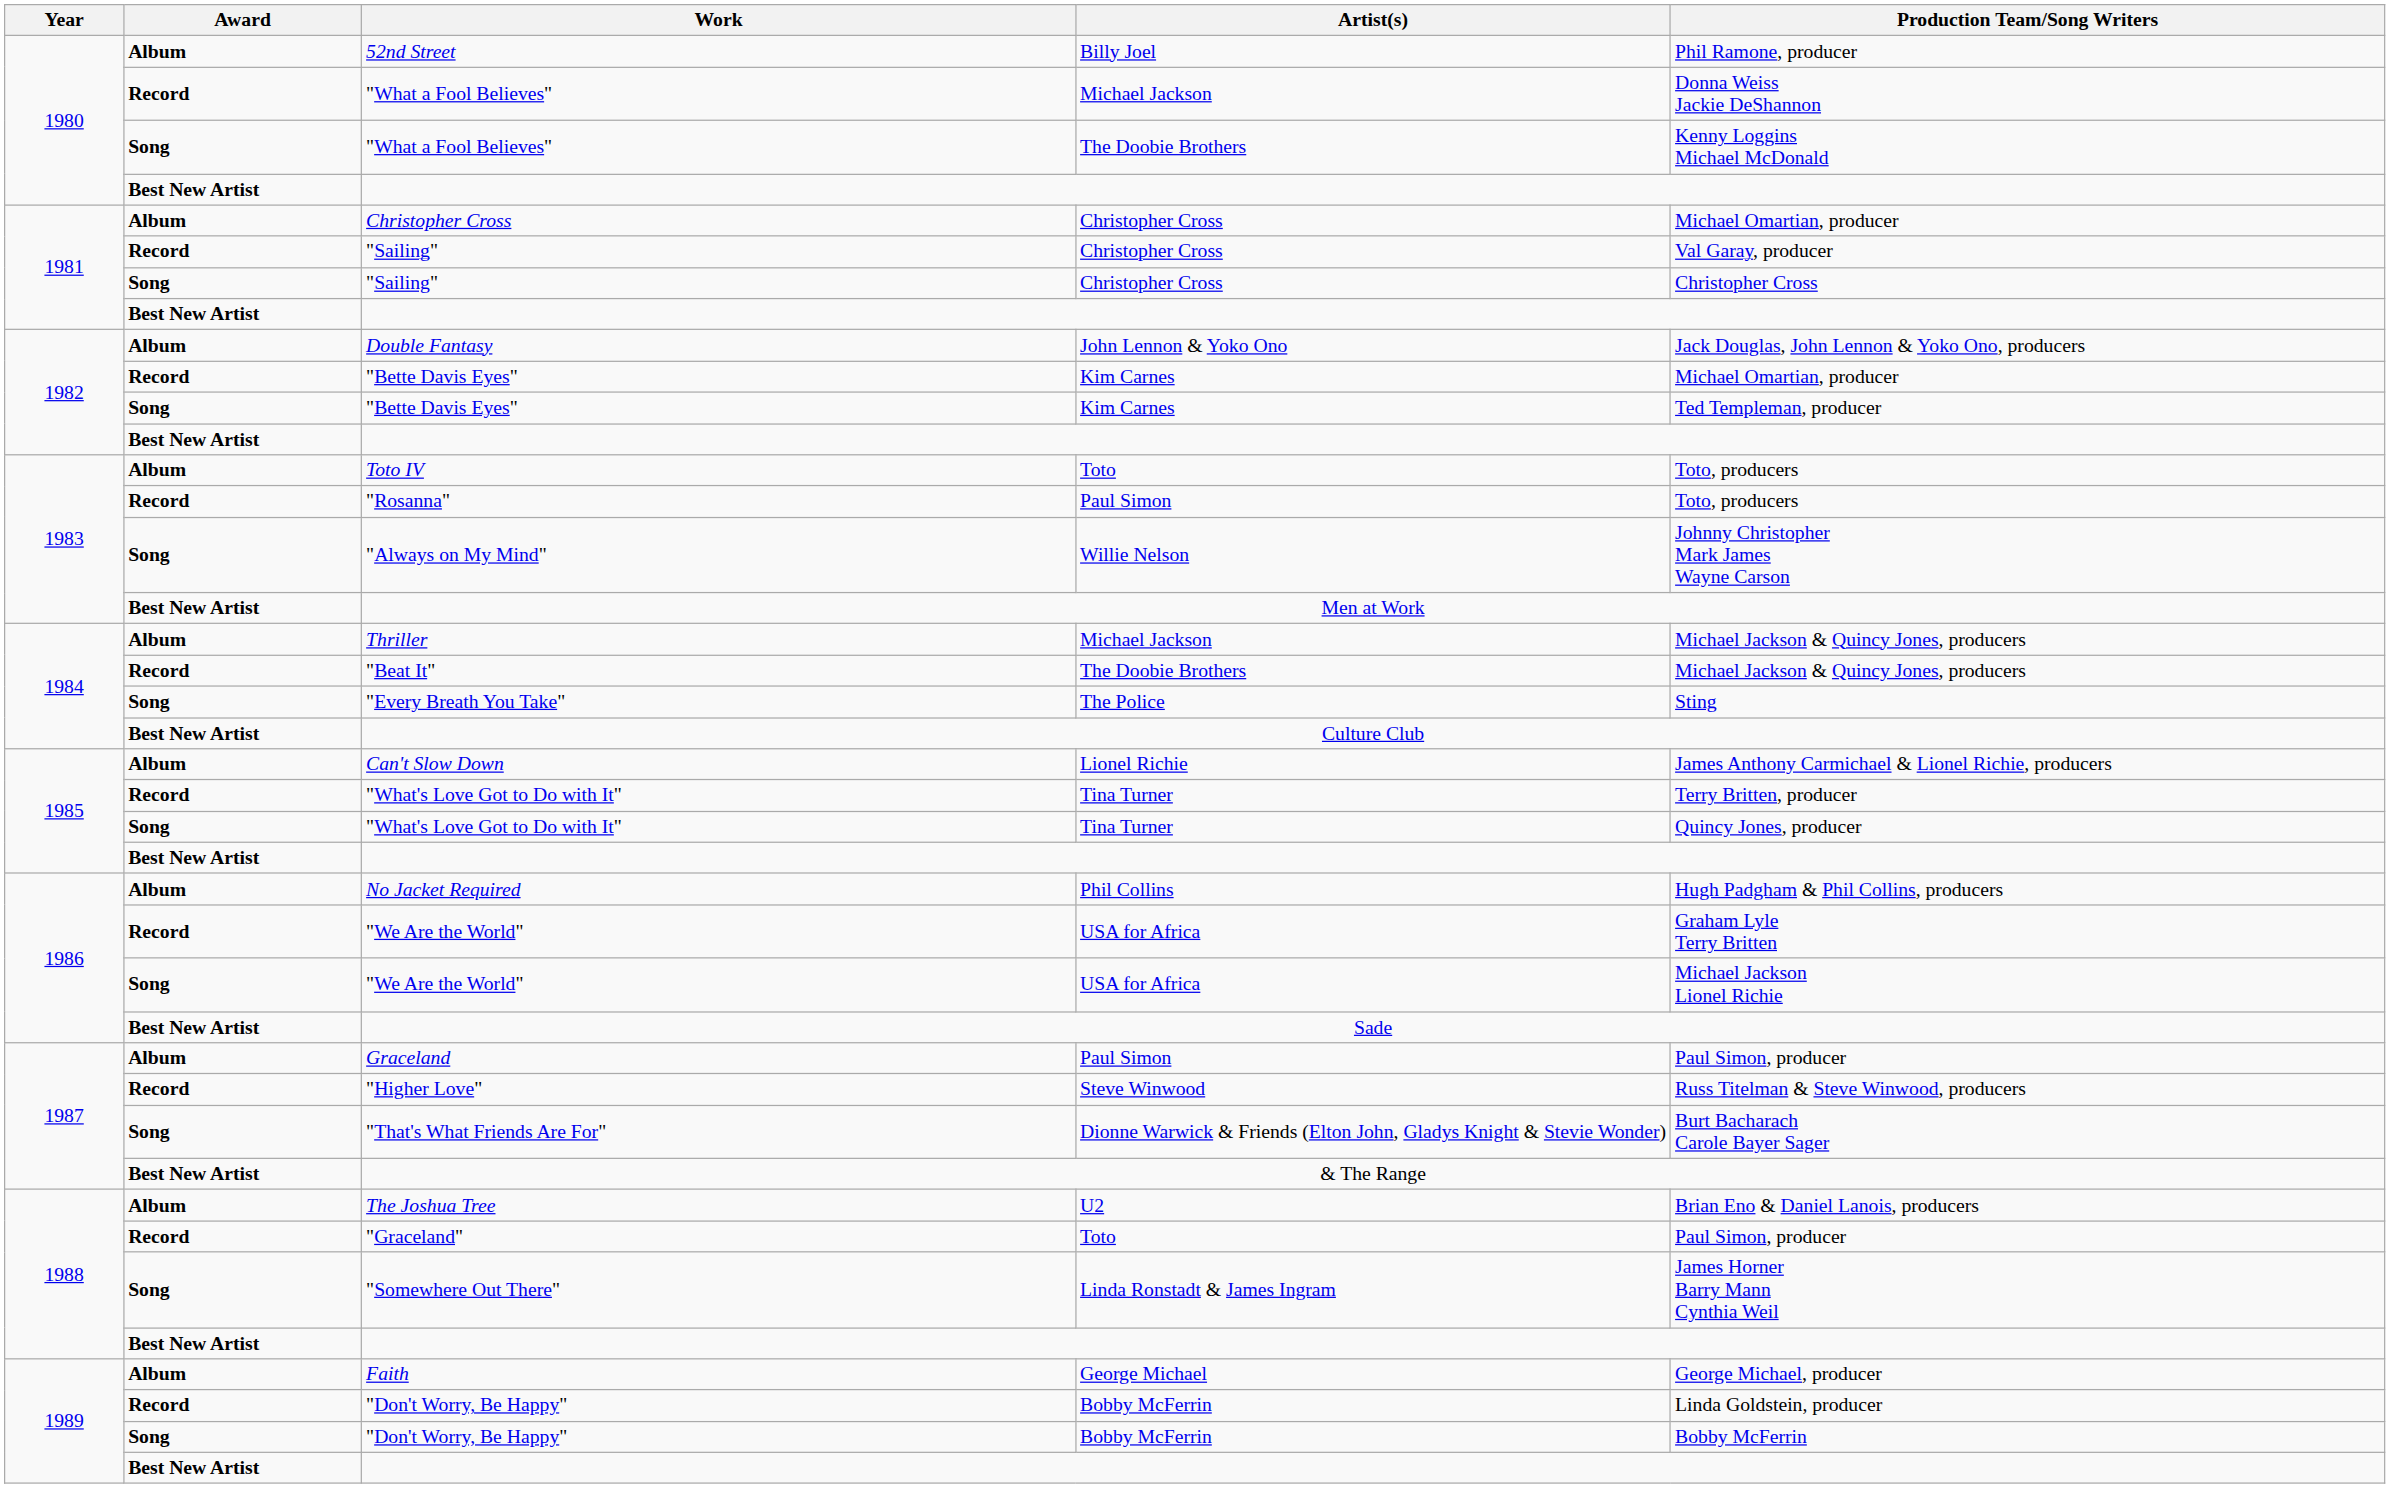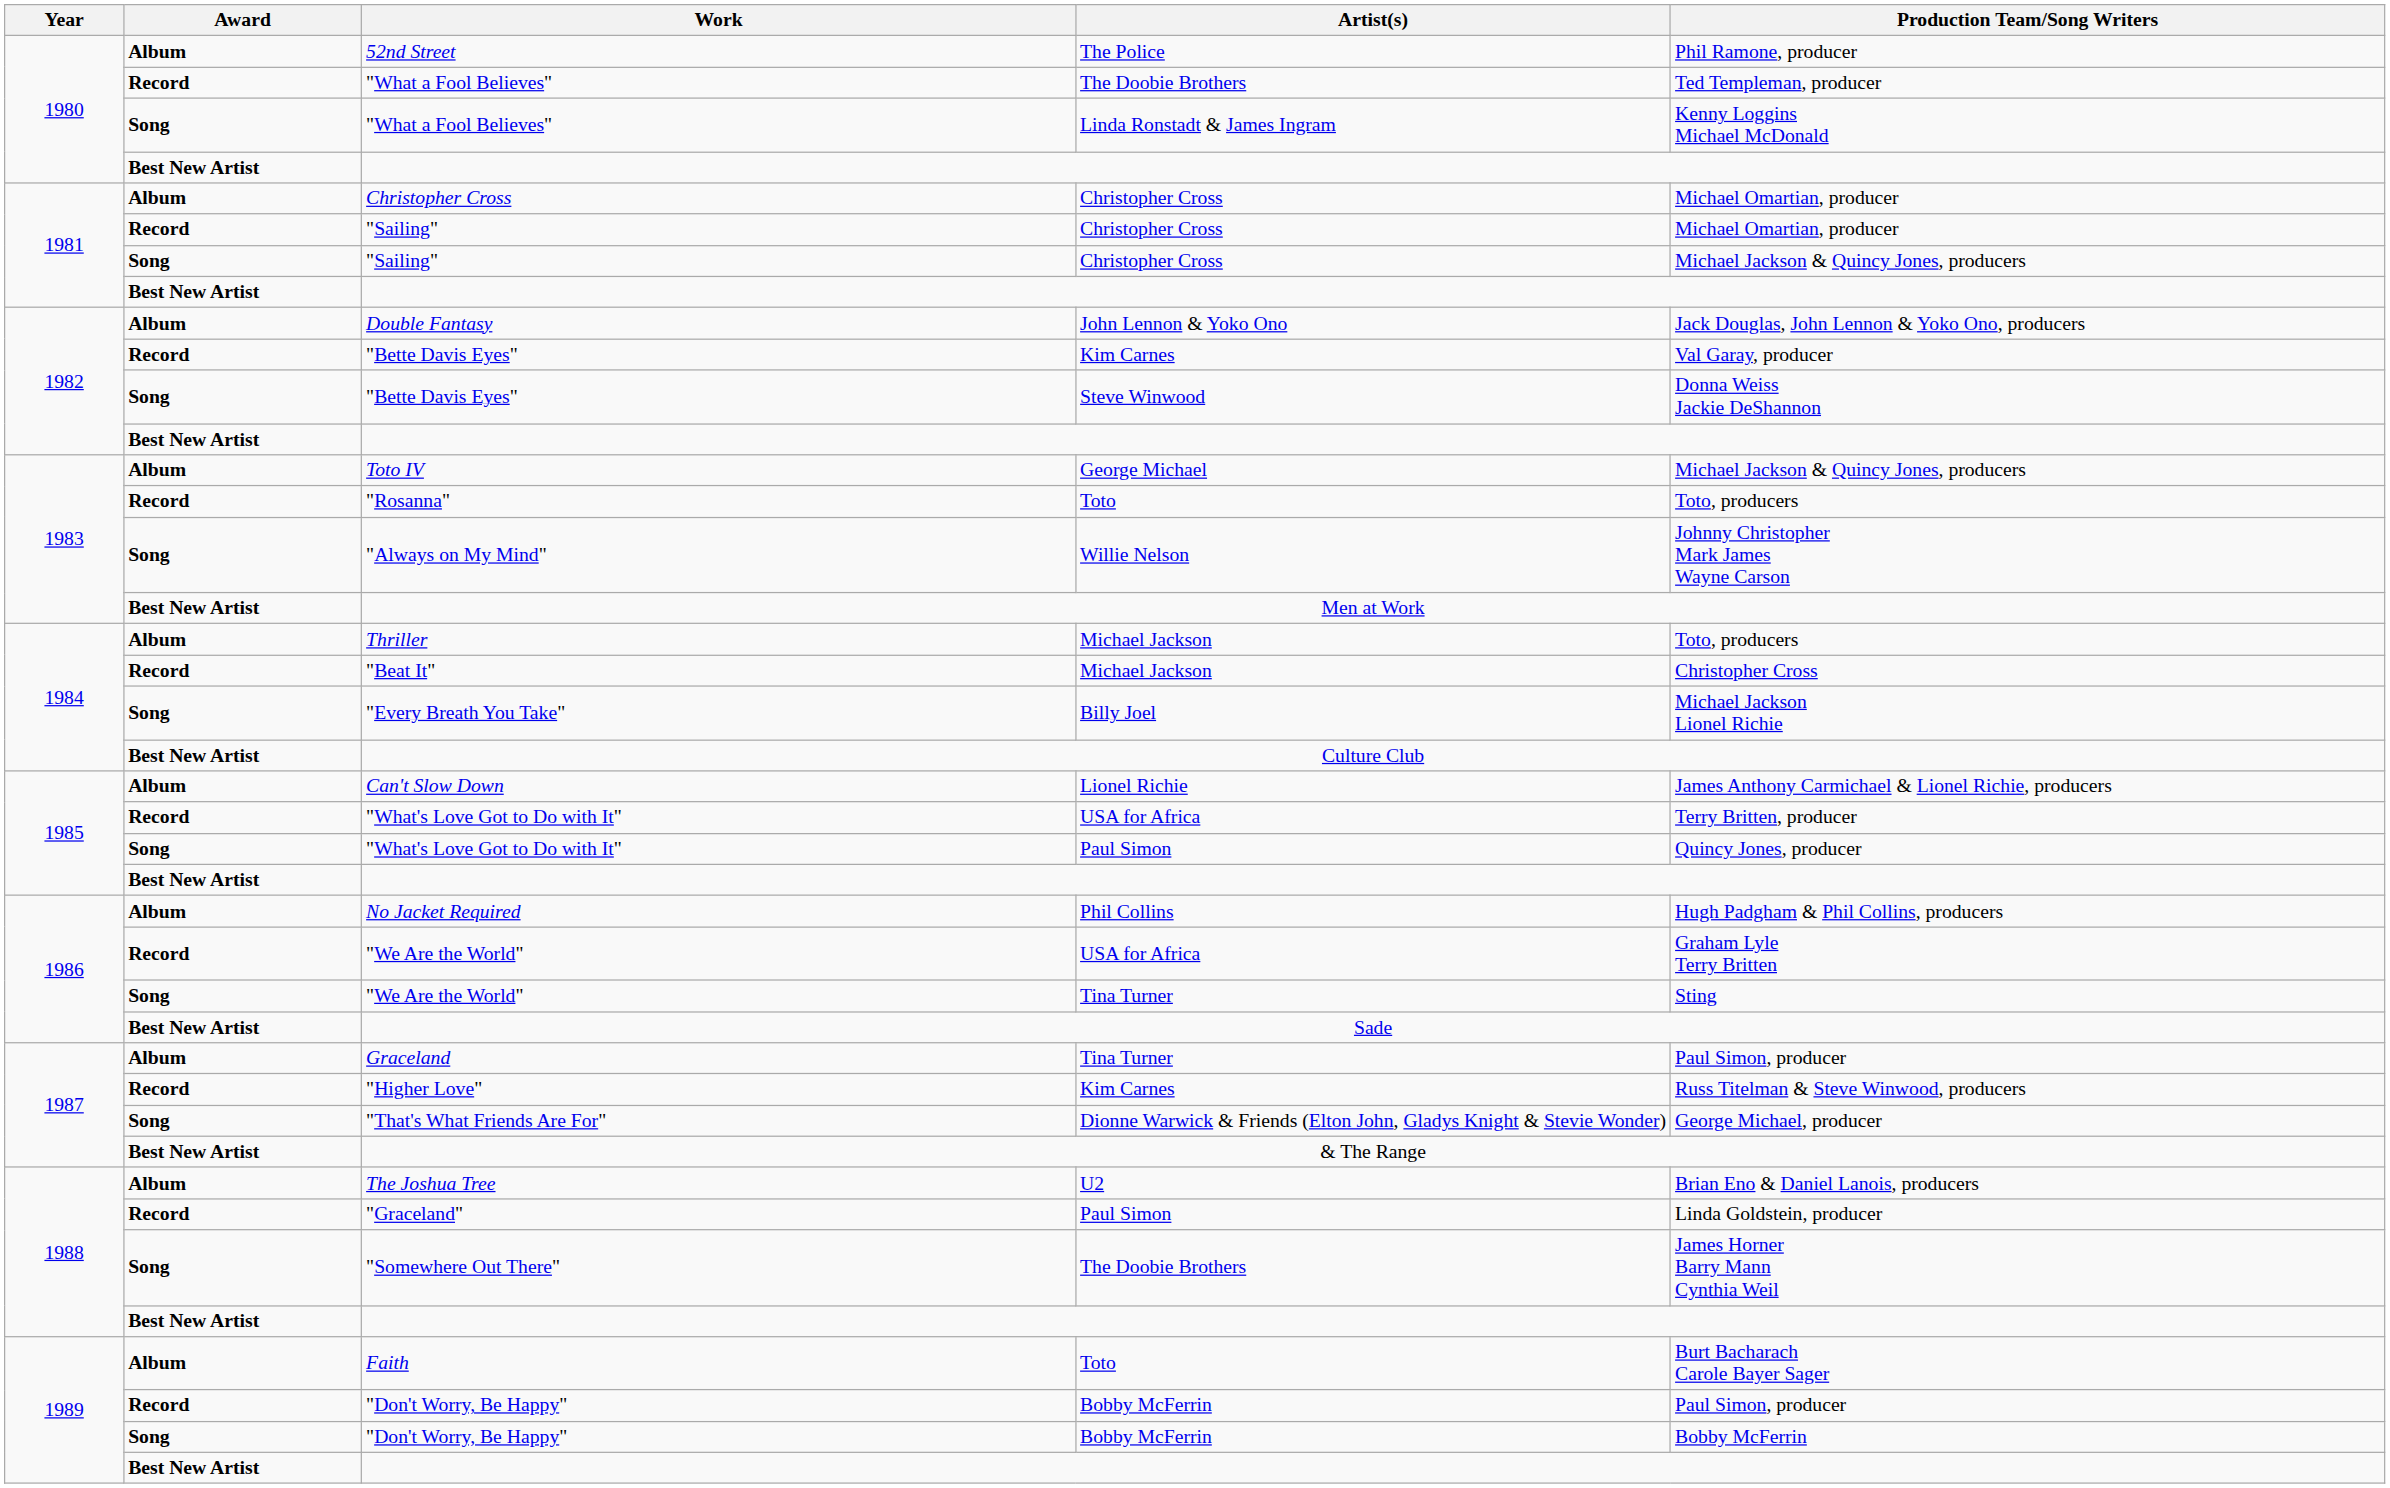(1118, 51) Billy Joel -> (1122, 51) The Police
(1146, 93) Michael Jackson -> (1163, 82) The Doobie Brothers
(1748, 93) Donna Weiss Jackie DeShannon -> (1778, 82) Ted Templeman, producer
(1163, 146) The Doobie Brothers -> (1208, 124) Linda Ronstadt & James Ingram
(1754, 251) Val Garay, producer -> (1787, 229) Michael Omartian, producer
(1746, 282) Christopher Cross -> (1851, 260) Michael Jackson & Quincy Jones, producers
(1787, 376) Michael Omartian, producer -> (1754, 354) Val Garay, producer
(1127, 407) Kim Carnes -> (1143, 396) Steve Winwood
(1778, 407) Ted Templeman, producer -> (1748, 396) Donna Weiss Jackie DeShannon
(1098, 470) Toto -> (1144, 470) George Michael
(1737, 470) Toto, producers -> (1851, 470) Michael Jackson & Quincy Jones, producers
(1126, 501) Paul Simon -> (1098, 501) Toto
(1851, 639) Michael Jackson & Quincy Jones, producers -> (1737, 639) Toto, producers
(1163, 670) The Doobie Brothers -> (1146, 670) Michael Jackson
(1851, 670) Michael Jackson & Quincy Jones, producers -> (1746, 670) Christopher Cross
(1122, 701) The Police -> (1118, 712) Billy Joel
(1696, 701) Sting -> (1741, 712) Michael Jackson Lionel Richie
(1126, 795) Tina Turner -> (1140, 817) USA for Africa
(1126, 826) Tina Turner -> (1126, 848) Paul Simon
(1140, 984) USA for Africa -> (1126, 995) Tina Turner
(1741, 984) Michael Jackson Lionel Richie -> (1696, 995) Sting
(1126, 1058) Paul Simon -> (1126, 1058) Tina Turner
(1143, 1089) Steve Winwood -> (1127, 1089) Kim Carnes
(1752, 1131) Burt Bacharach Carole Bayer Sager -> (1778, 1120) George Michael, producer
(1098, 1236) Toto -> (1126, 1214) Paul Simon
(1761, 1236) Paul Simon, producer -> (1779, 1214) Linda Goldstein, producer
(1208, 1289) Linda Ronstadt & James Ingram -> (1163, 1267) The Doobie Brothers
(1144, 1374) George Michael -> (1098, 1363) Toto
(1778, 1374) George Michael, producer -> (1752, 1363) Burt Bacharach Carole Bayer Sager
(1779, 1405) Linda Goldstein, producer -> (1761, 1405) Paul Simon, producer
